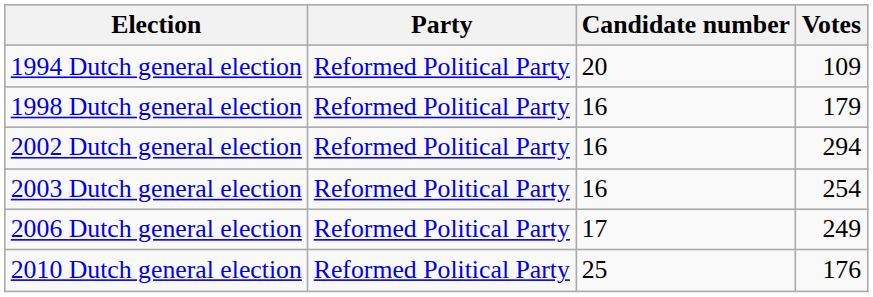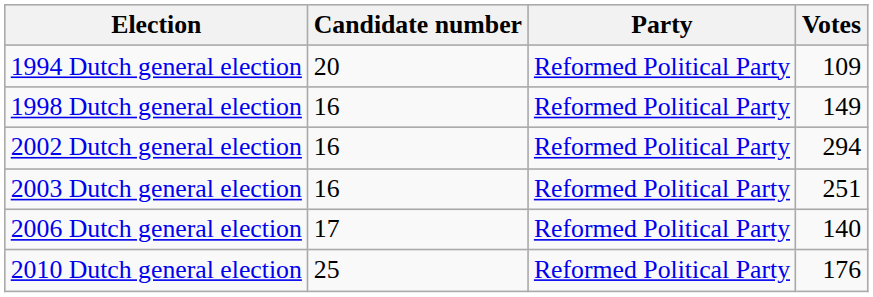columns swapped: (442, 24) <-> (686, 24)
(842, 106) 179 -> (842, 106) 149
(842, 188) 254 -> (842, 188) 251
(842, 229) 249 -> (842, 229) 140
